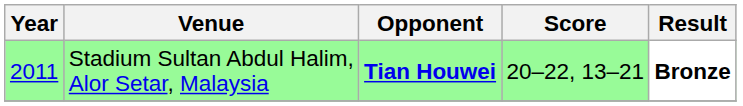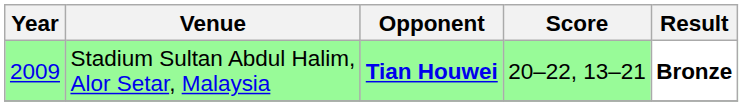(34, 71) 2011 -> (35, 71) 2009
